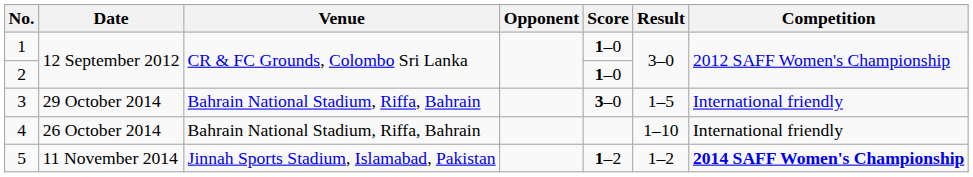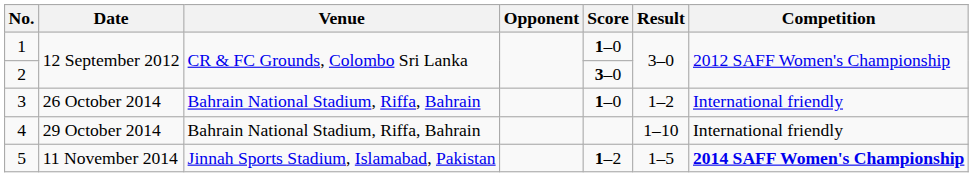(608, 74) 1–0 -> (608, 74) 3–0
(102, 102) 29 October 2014 -> (102, 102) 26 October 2014
(608, 102) 3–0 -> (608, 102) 1–0
(661, 102) 1–5 -> (661, 102) 1–2
(102, 130) 26 October 2014 -> (102, 130) 29 October 2014
(661, 158) 1–2 -> (661, 158) 1–5
